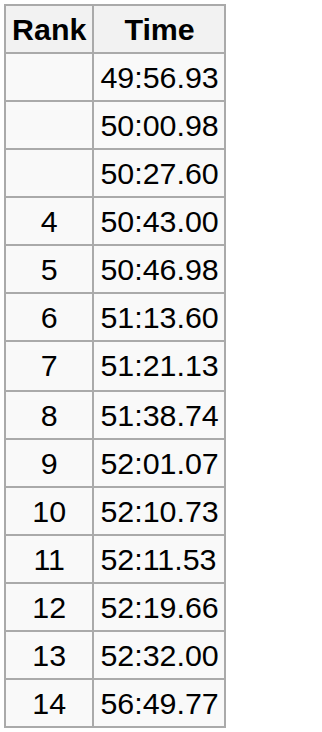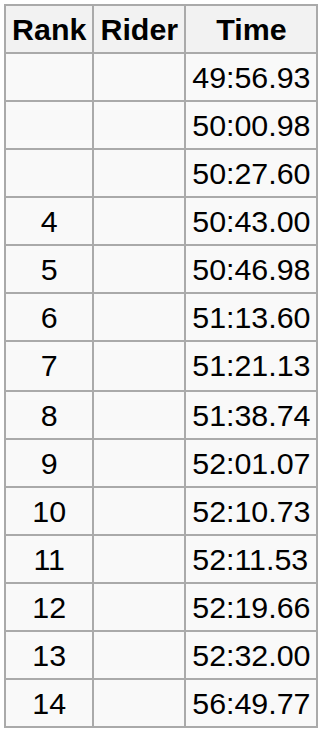+ column: (139, 29)
